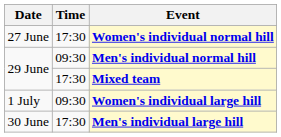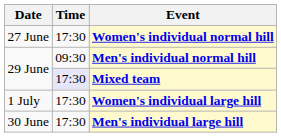(70, 79) no background -> (70, 79) lavender background
(70, 100) 09:30 -> (70, 100) 17:30
